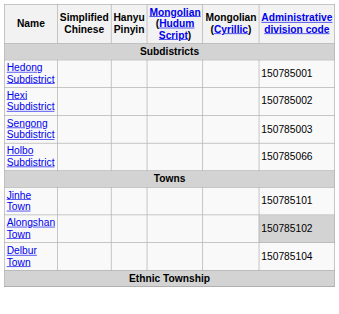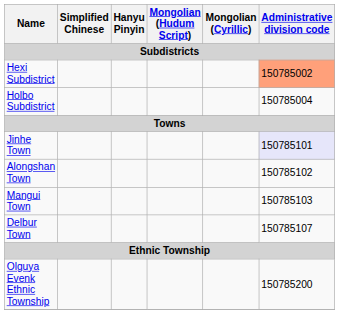- row: (31, 73)
(287, 101) no background -> (287, 73) lightsalmon background
- row: (31, 129)
(287, 157) 150785066 -> (287, 101) 150785004
(287, 201) no background -> (287, 145) lavender background
(287, 228) lightgrey background -> (287, 173) no background
+ row: (23, 201)
(287, 256) 150785104 -> (287, 228) 150785107
+ row: (28, 284)
